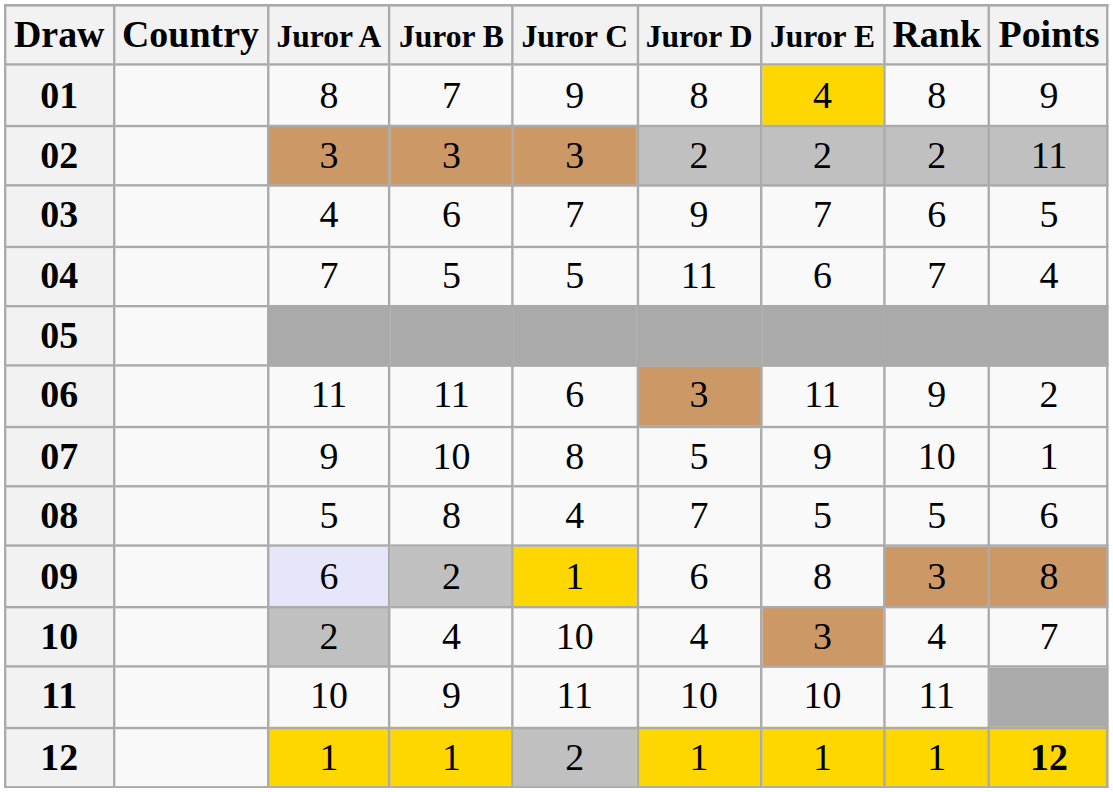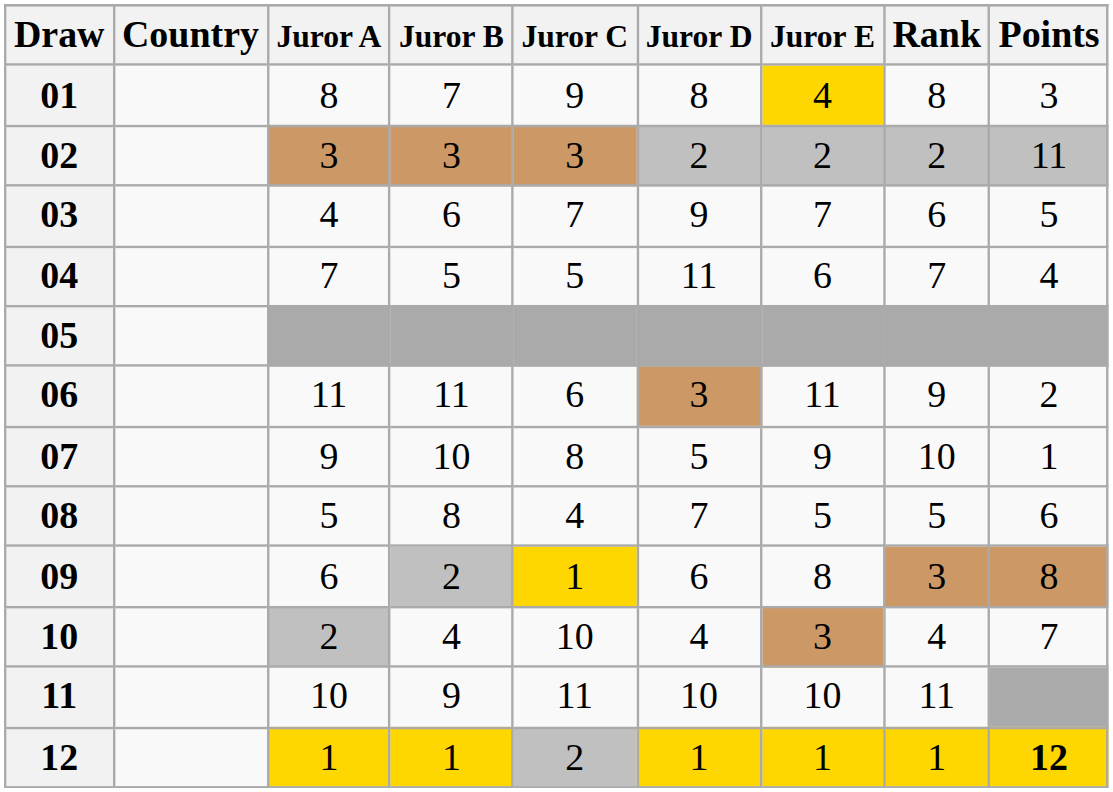(1049, 94) 9 -> (1049, 94) 3
(329, 575) lavender background -> (329, 575) no background
